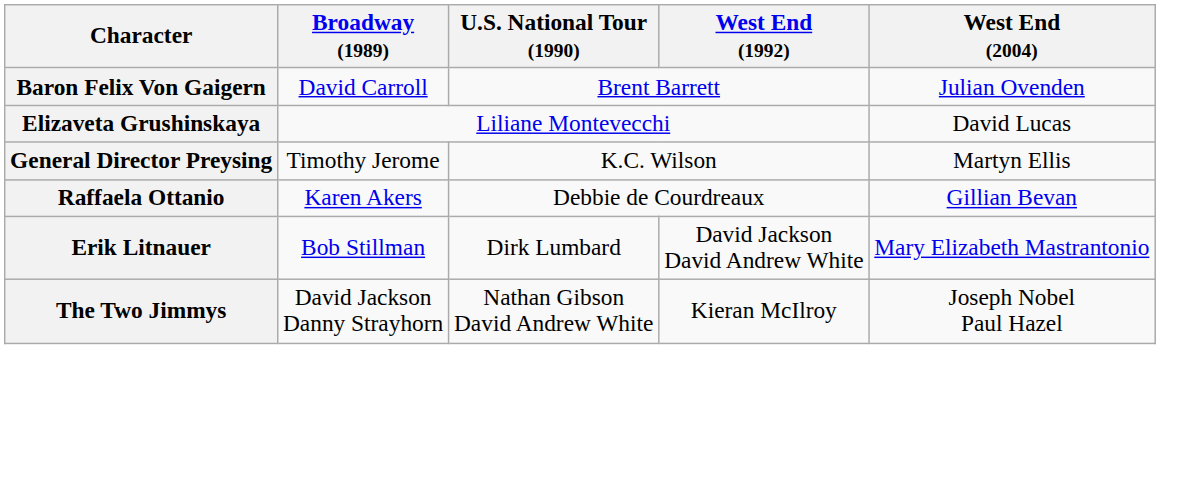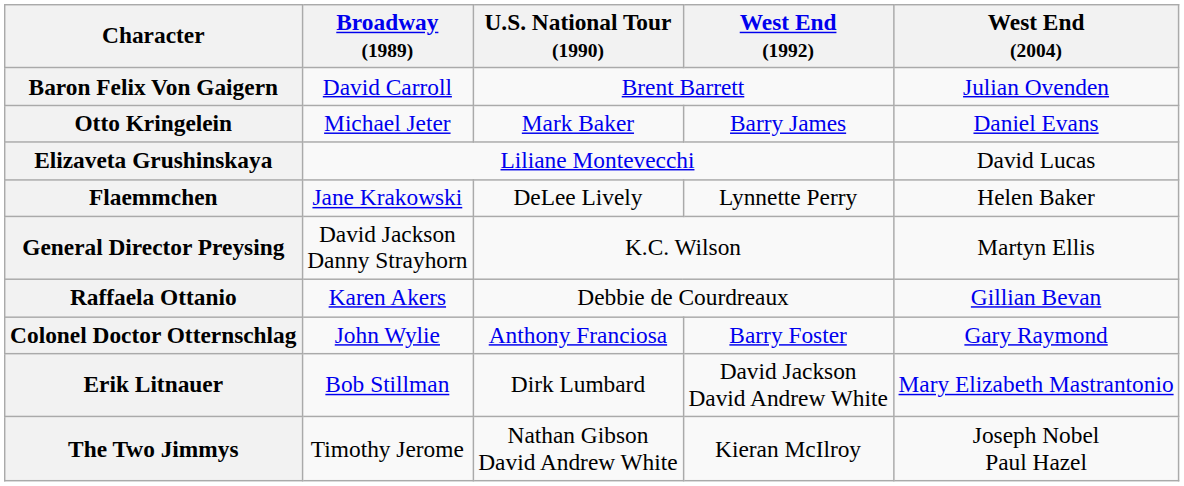+ row: (153, 123)
+ row: (153, 197)
(363, 160) Timothy Jerome -> (387, 247) David Jackson Danny Strayhorn
+ row: (153, 334)
(363, 311) David Jackson Danny Strayhorn -> (387, 448) Timothy Jerome
